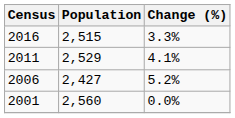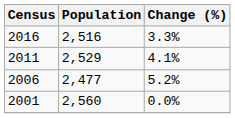(82, 37) 2,515 -> (82, 37) 2,516
(82, 80) 2,427 -> (82, 80) 2,477
